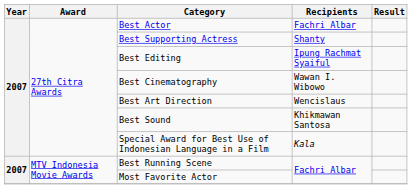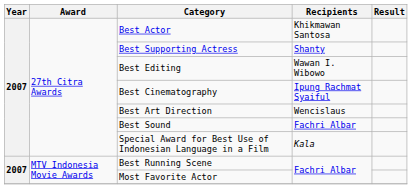(325, 25) Fachri Albar -> (317, 30) Khikmawan Santosa
(328, 58) Ipung Rachmat Syaiful -> (315, 68) Wawan I. Wibowo
(315, 82) Wawan I. Wibowo -> (328, 92) Ipung Rachmat Syaiful
(317, 120) Khikmawan Santosa -> (325, 125) Fachri Albar
